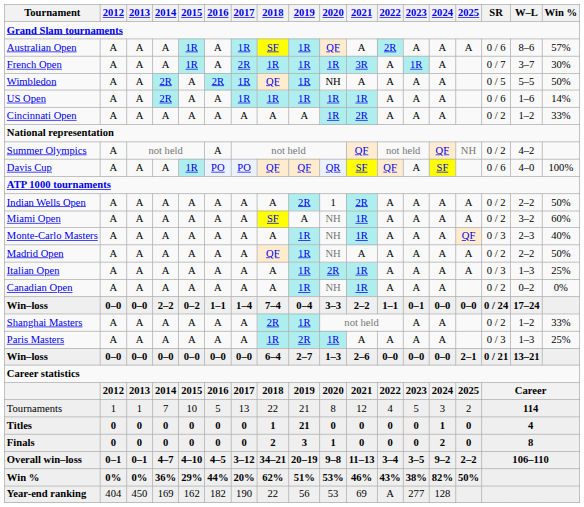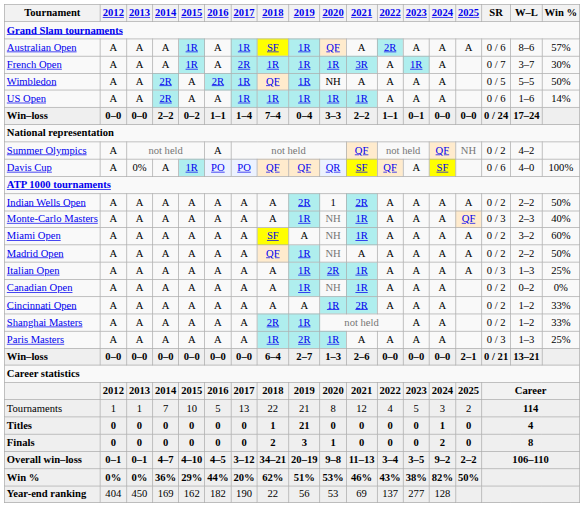rows swapped: (27, 305) <-> (42, 115)
(139, 167) A -> (139, 167) 0%
rows swapped: (34, 219) <-> (52, 236)
(390, 494) A -> (390, 494) 137
